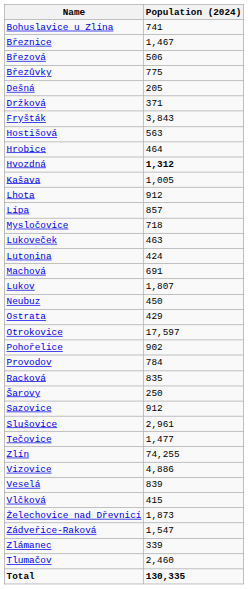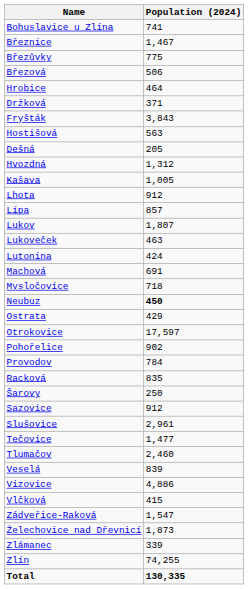rows swapped: (26, 58) <-> (29, 73)
rows swapped: (21, 88) <-> (26, 149)
(160, 165) bold -> (160, 165) normal
rows swapped: (21, 287) <-> (37, 226)
(154, 302) normal -> (154, 302) bold
rows swapped: (29, 561) <-> (18, 454)
rows swapped: (23, 485) <-> (29, 470)
rows swapped: (52, 531) <-> (74, 515)
